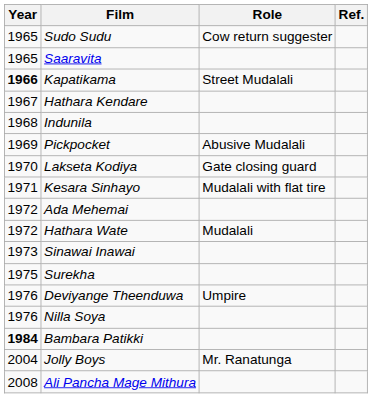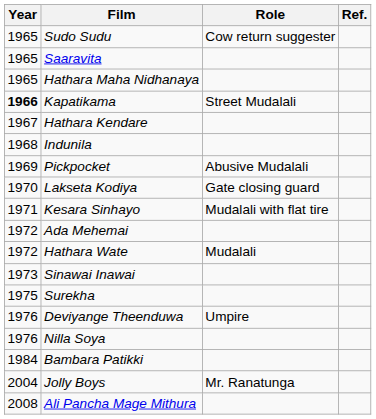+ row: (122, 79)
(23, 338) bold -> (23, 360) normal
